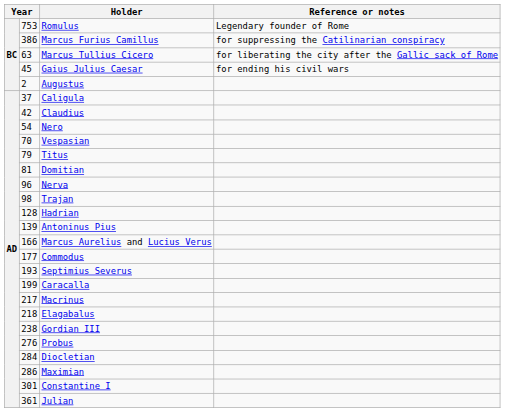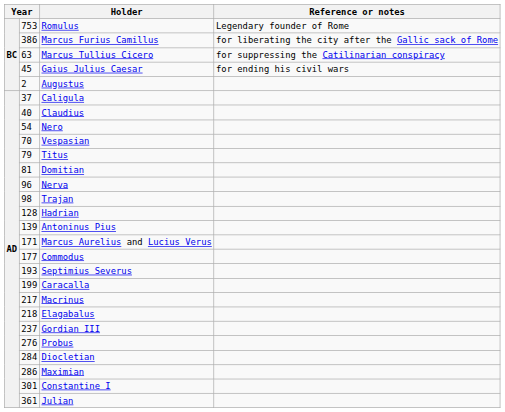(330, 40) for suppressing the Catilinarian conspiracy -> (357, 40) for liberating the city after the Gallic sack of Rome
(357, 55) for liberating the city after the Gallic sack of Rome -> (330, 55) for suppressing the Catilinarian conspiracy
(27, 112) 42 -> (27, 112) 40
(29, 242) 166 -> (29, 242) 171
(29, 329) 238 -> (29, 329) 237
